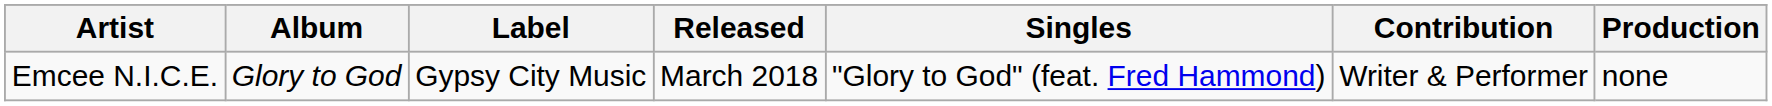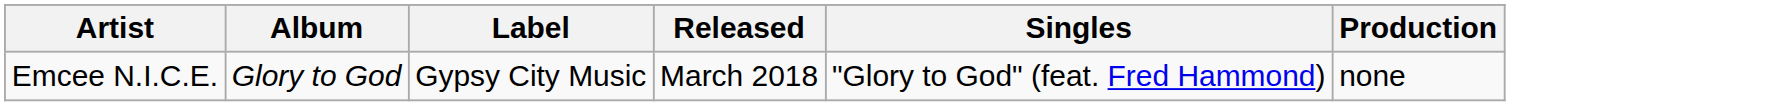- column: (1464, 28)
